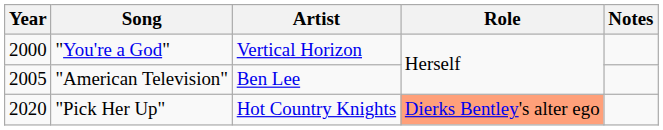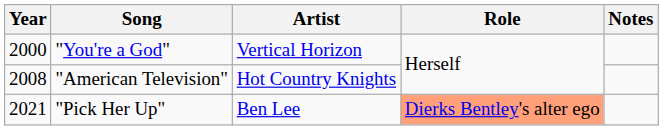(28, 79) 2005 -> (28, 79) 2008
(268, 79) Ben Lee -> (316, 79) Hot Country Knights
(28, 109) 2020 -> (28, 109) 2021
(316, 109) Hot Country Knights -> (268, 109) Ben Lee
